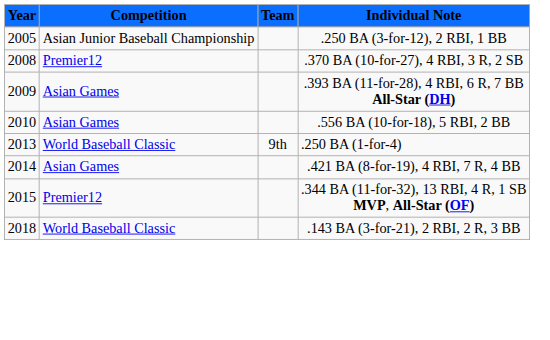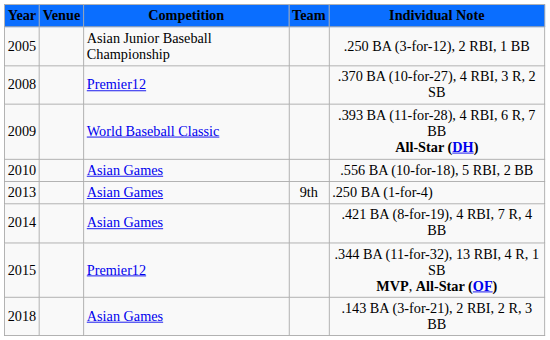+ column: (62, 15)
(81, 91) Asian Games -> (153, 131) World Baseball Classic
(109, 144) World Baseball Classic -> (125, 192) Asian Games
(109, 228) World Baseball Classic -> (125, 316) Asian Games
